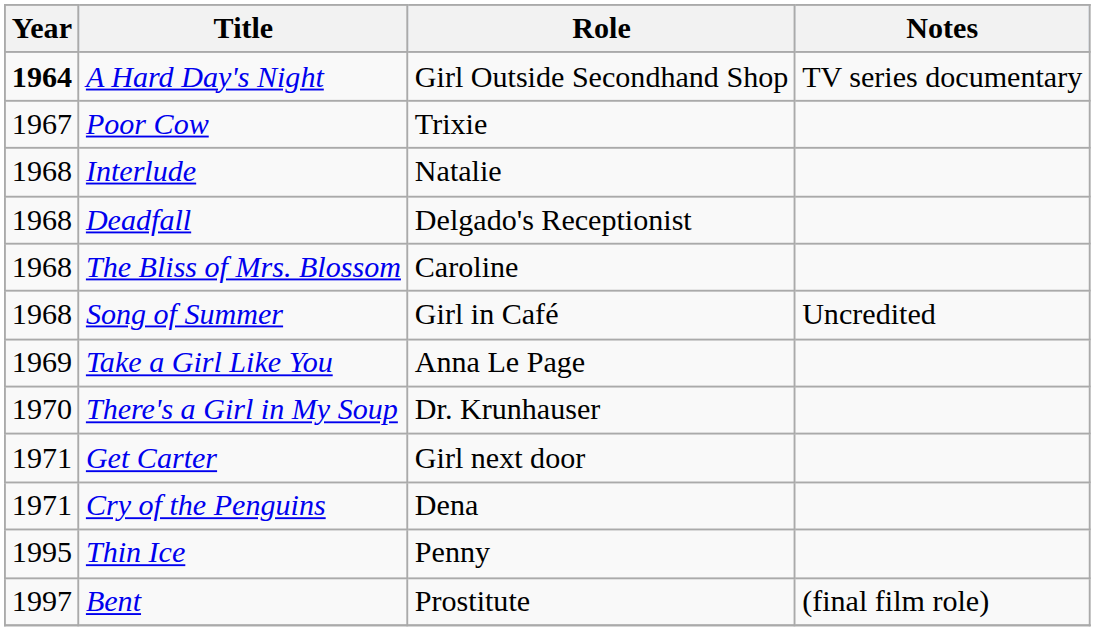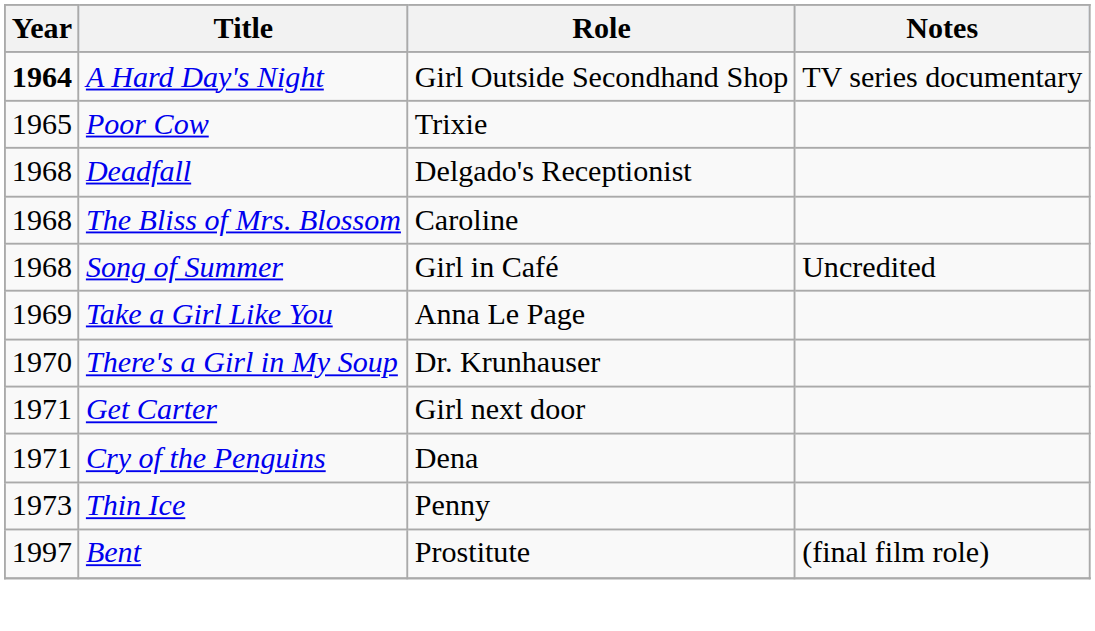(42, 123) 1967 -> (42, 123) 1965
- row: (141, 171)
(42, 553) 1995 -> (42, 505) 1973
